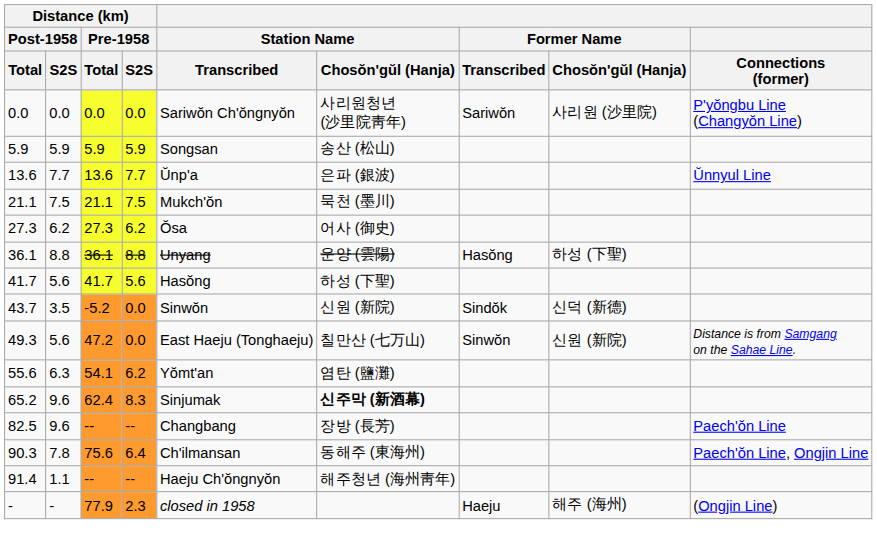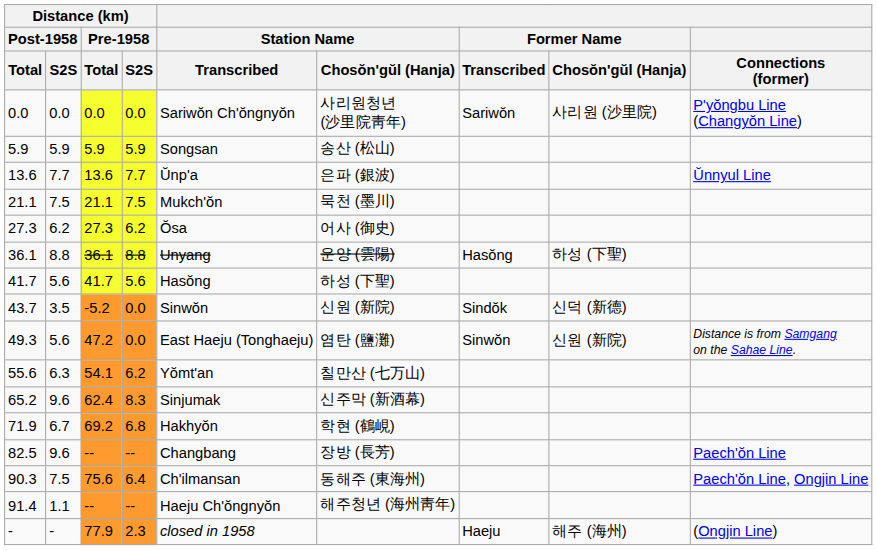(373, 340) 칠만산 (七万山) -> (358, 340) 염탄 (鹽灘)
(358, 372) 염탄 (鹽灘) -> (373, 372) 칠만산 (七万山)
(373, 399) bold -> (373, 399) normal
+ row: (22, 426)
(60, 452) 7.8 -> (60, 478) 7.5
